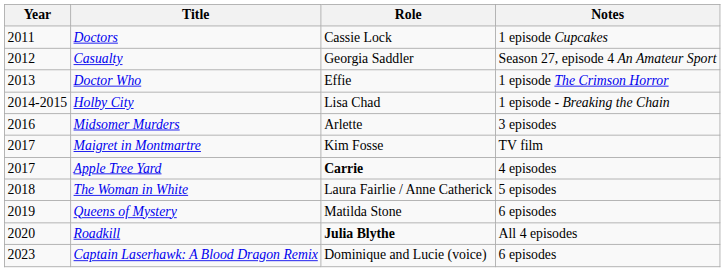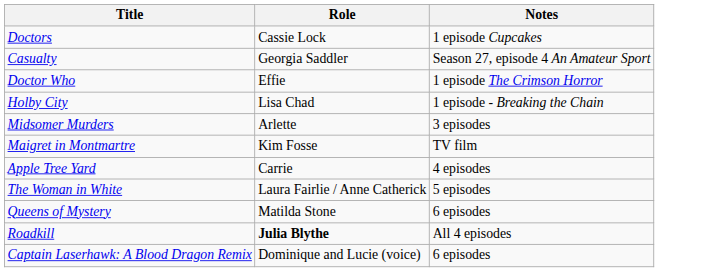- column: (37, 15)
(344, 168) bold -> (275, 168) normal
